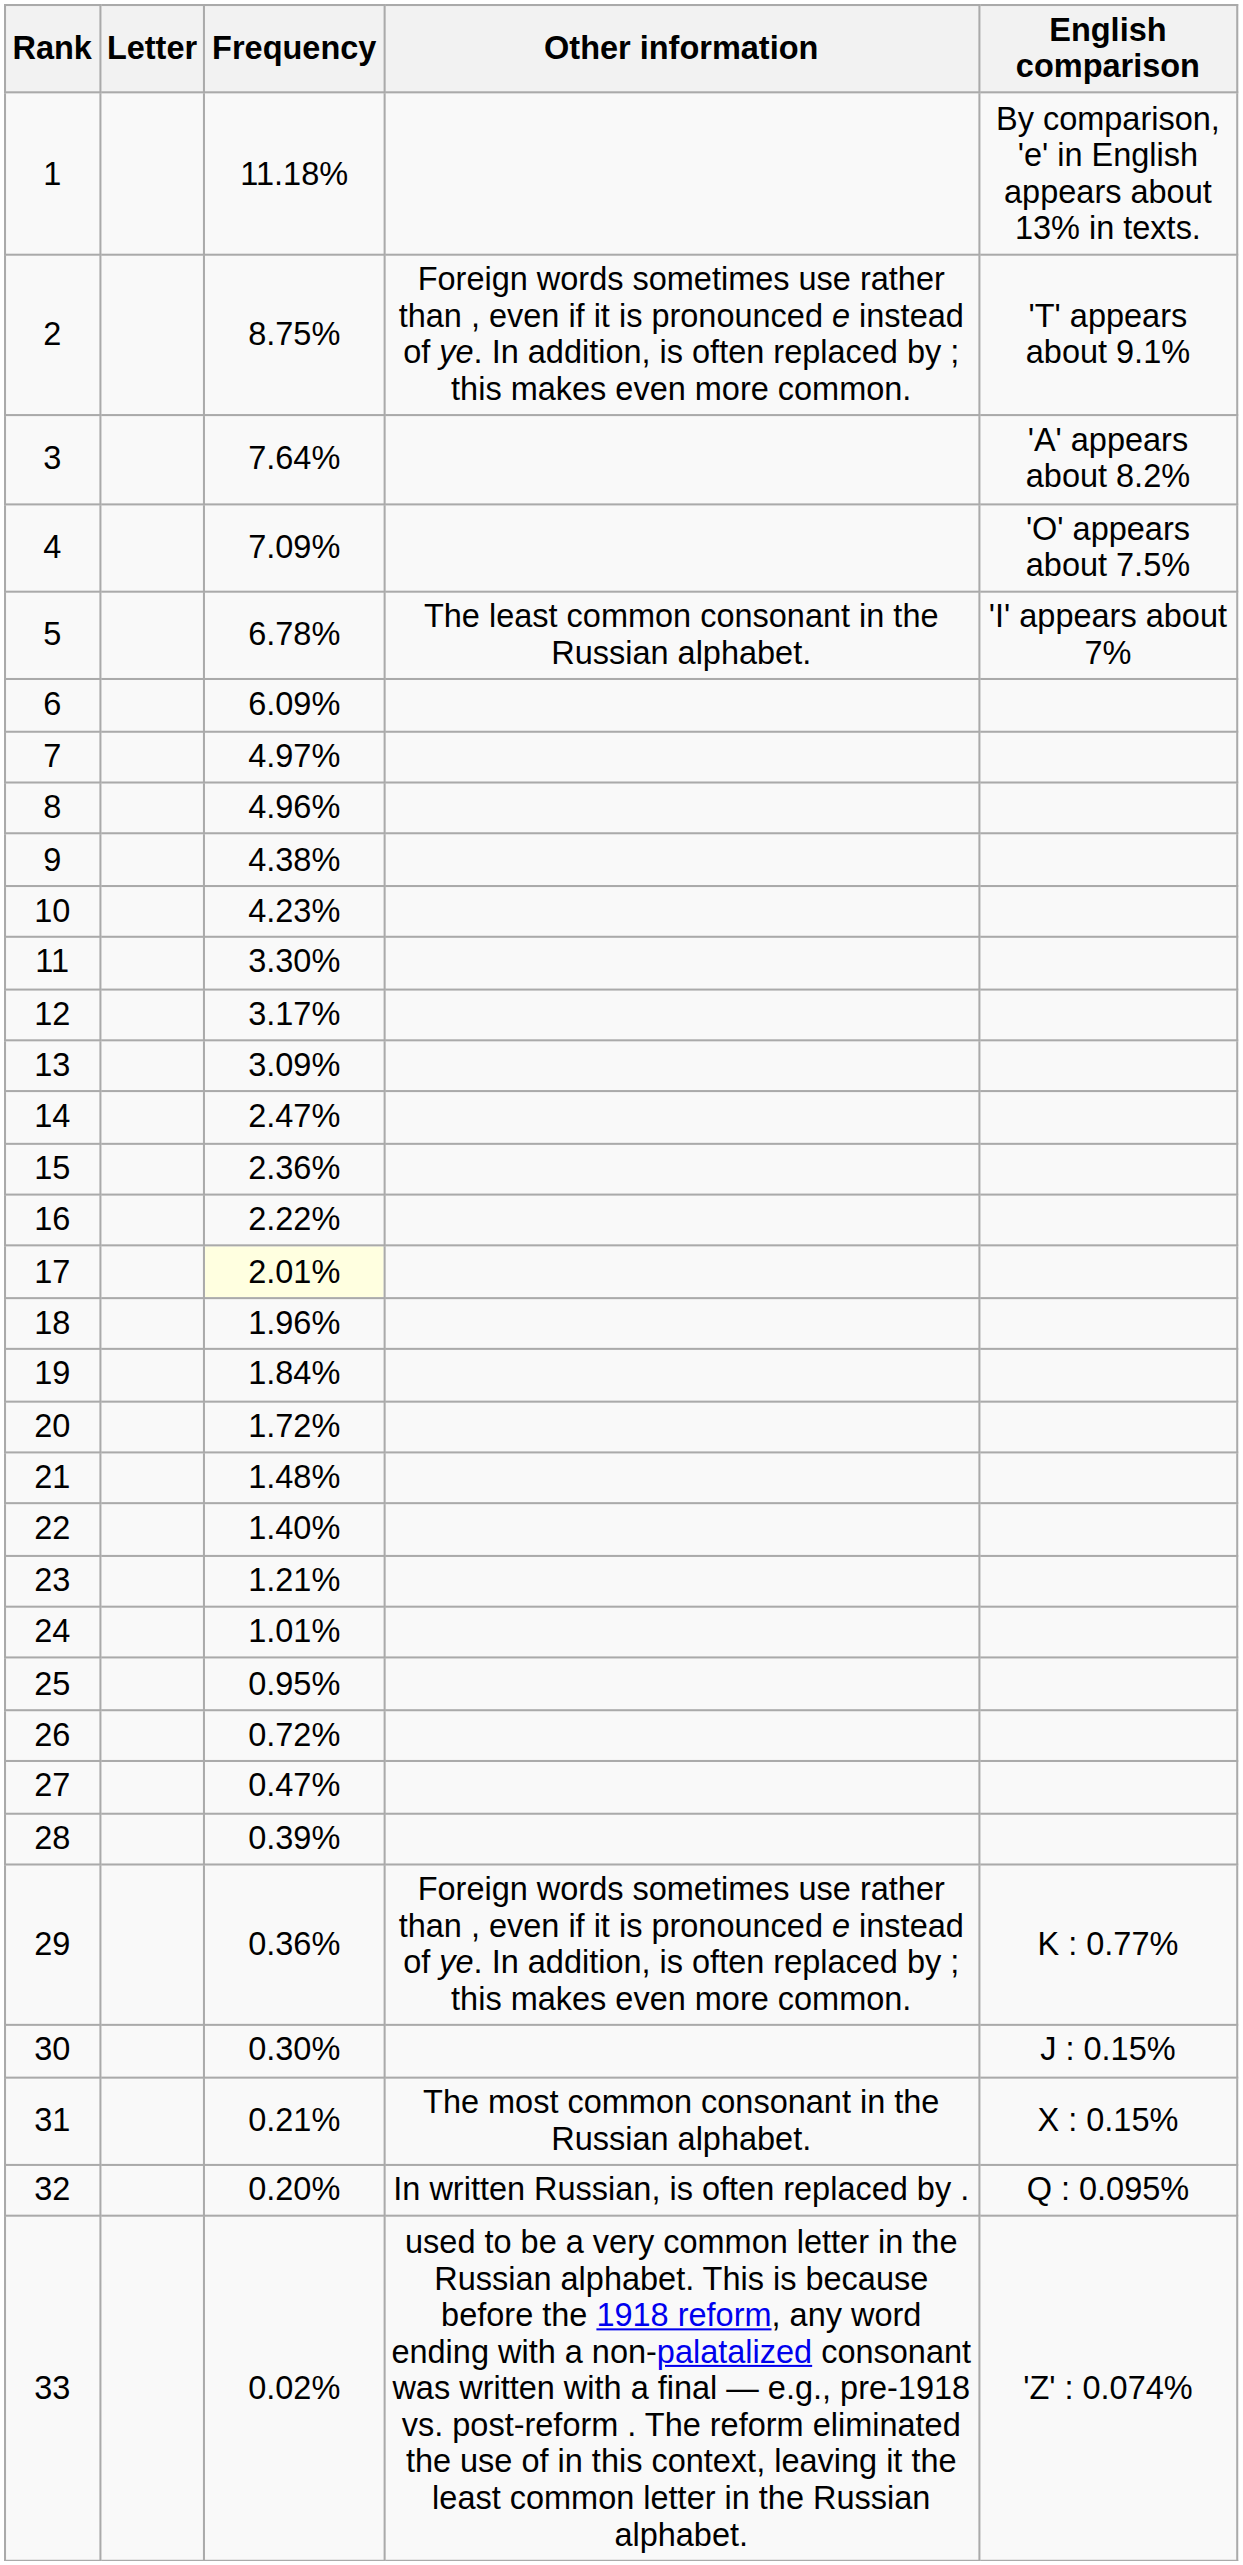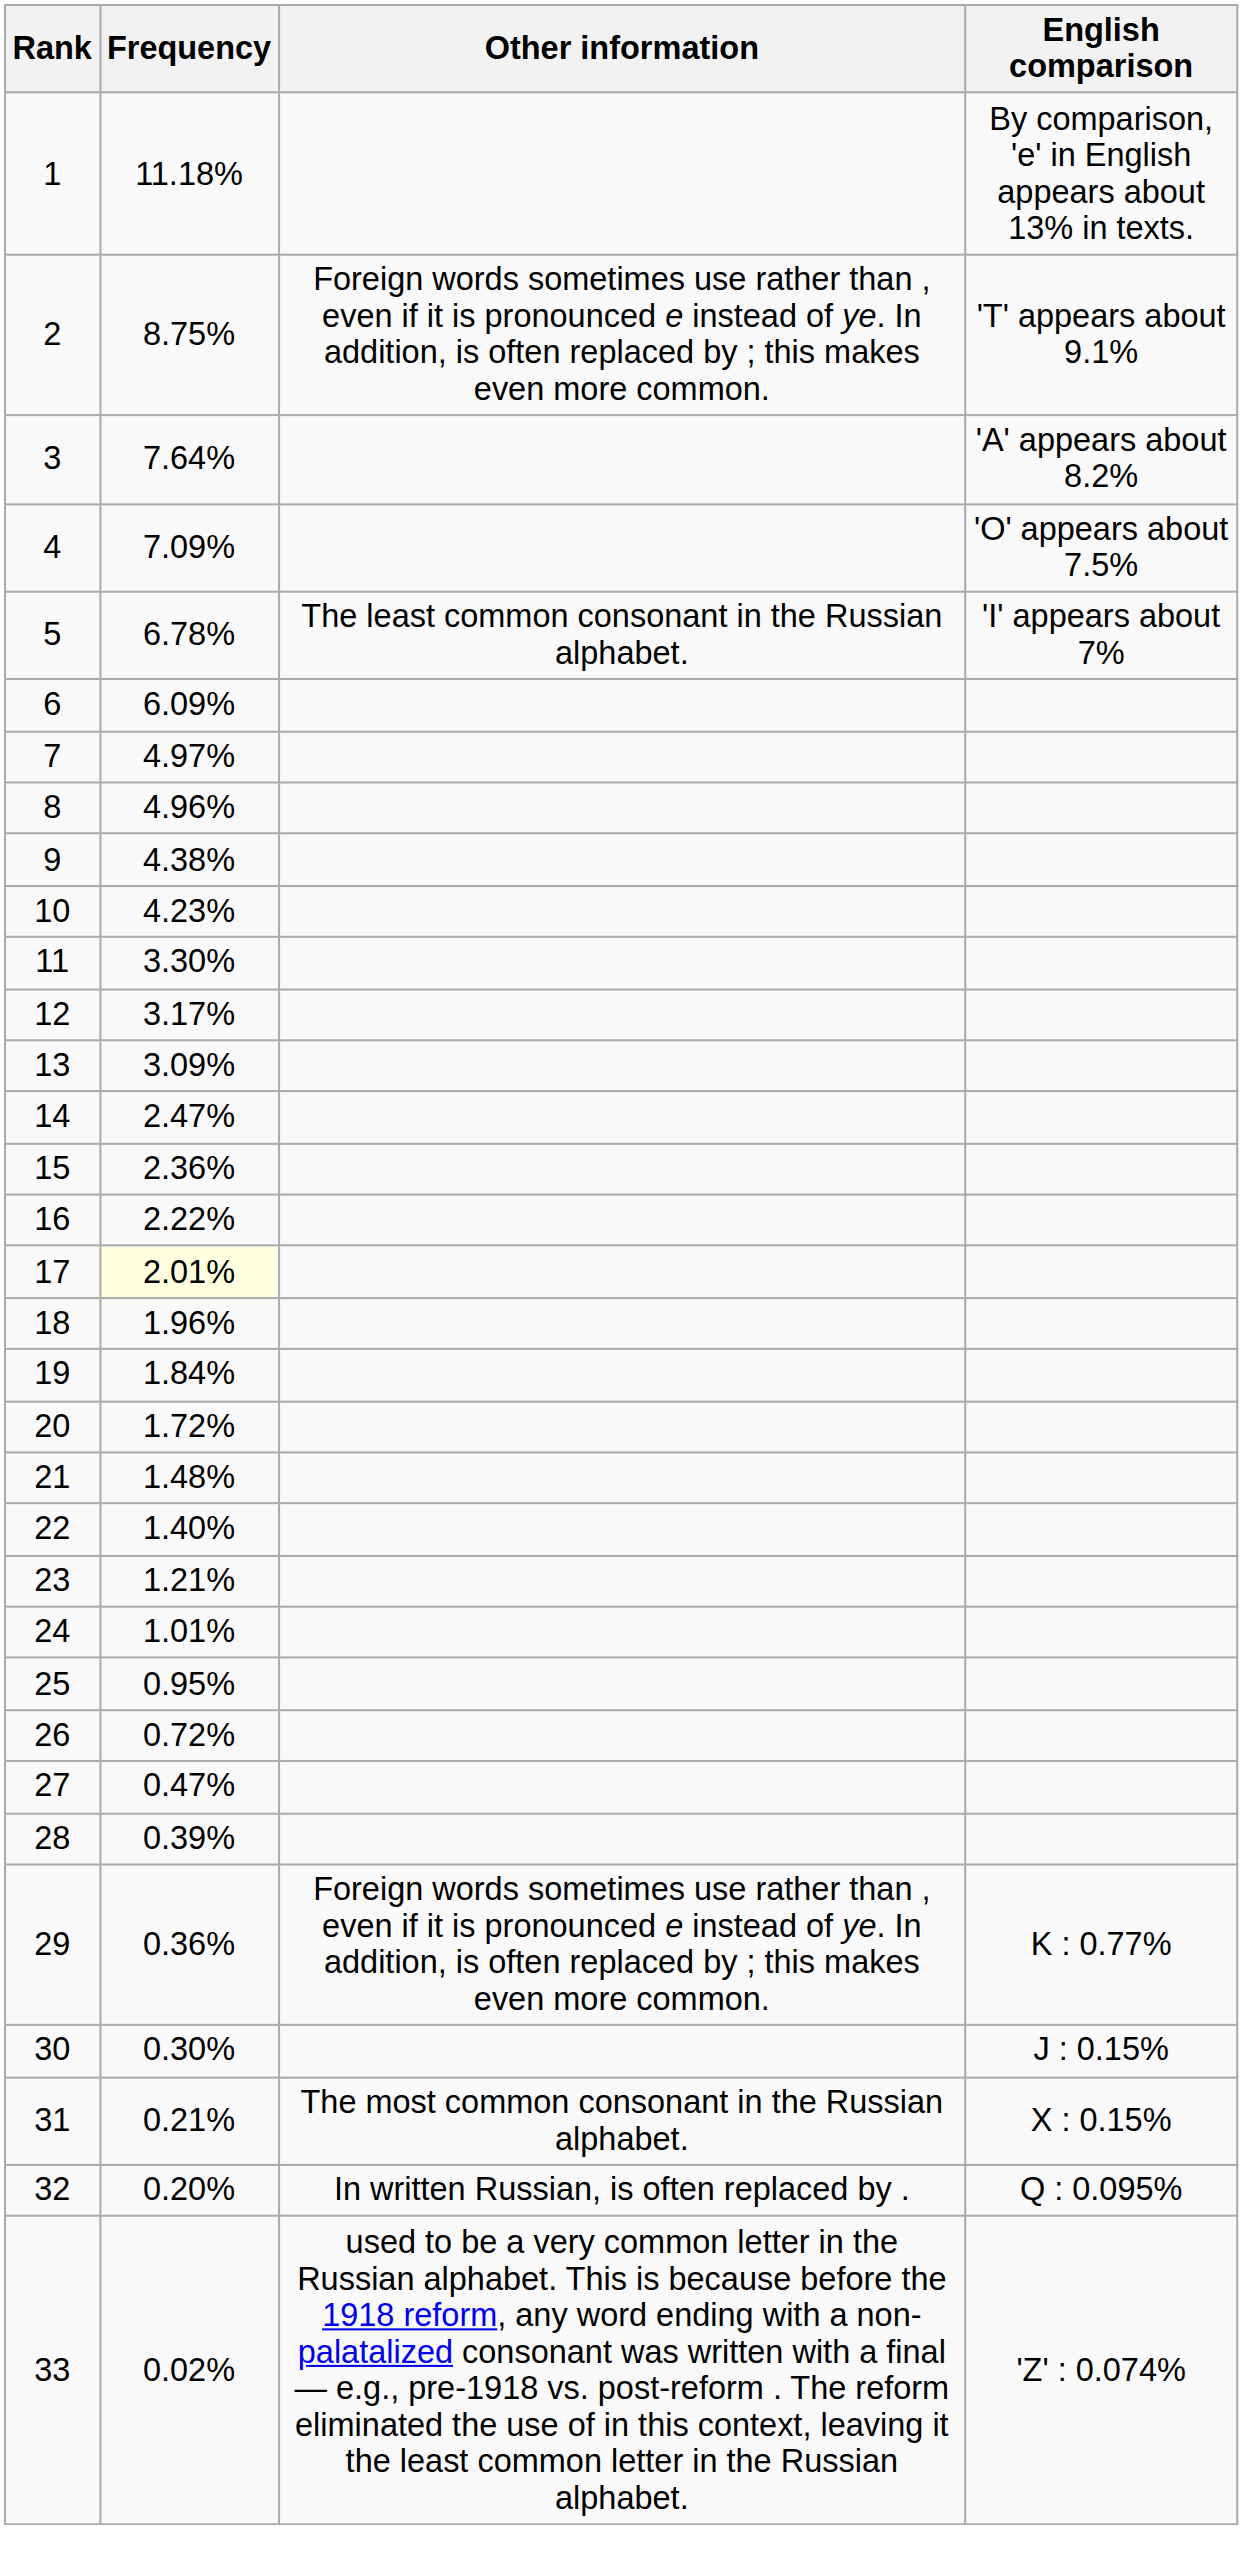- column: (152, 48)
